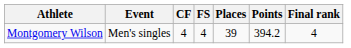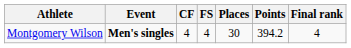(139, 33) normal -> (141, 33) bold
(231, 33) 39 -> (234, 33) 30
